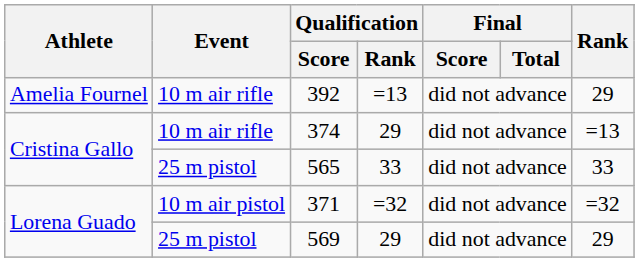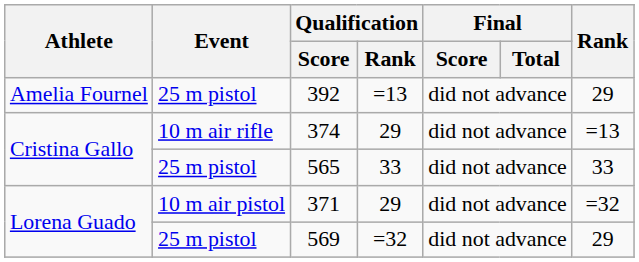(215, 95) 10 m air rifle -> (207, 95) 25 m pistol
(390, 203) =32 -> (390, 203) 29
(390, 239) 29 -> (390, 239) =32
